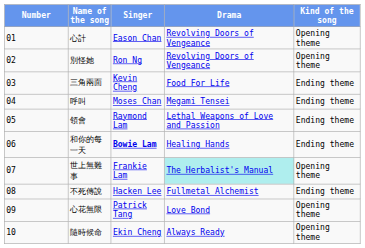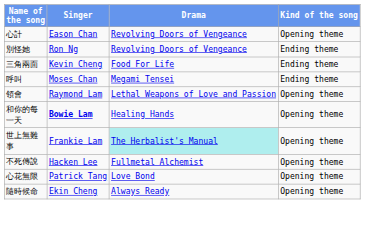- column: (36, 16)
(313, 60) Opening theme -> (309, 49) Ending theme
(325, 120) Ending theme -> (312, 94) Opening theme
(325, 145) Ending theme -> (312, 115) Opening theme
(325, 191) Ending theme -> (312, 162) Opening theme
